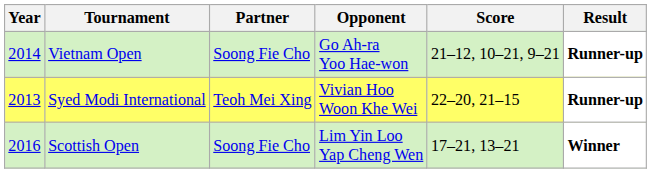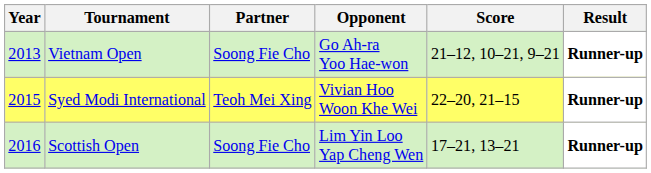(24, 54) 2014 -> (24, 54) 2013
(24, 99) 2013 -> (24, 99) 2015
(594, 145) Winner -> (605, 145) Runner-up
